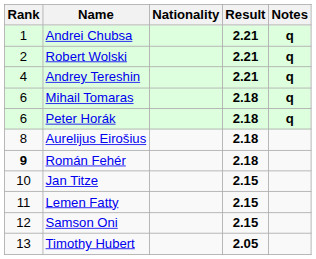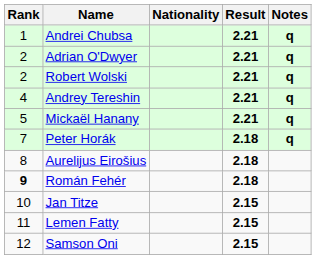+ row: (91, 56)
+ row: (92, 118)
- row: (90, 98)
(23, 118) 6 -> (23, 139) 7
- row: (90, 243)
